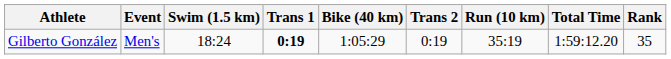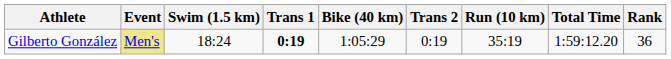(142, 41) no background -> (142, 41) khaki background
(645, 41) 35 -> (645, 41) 36
